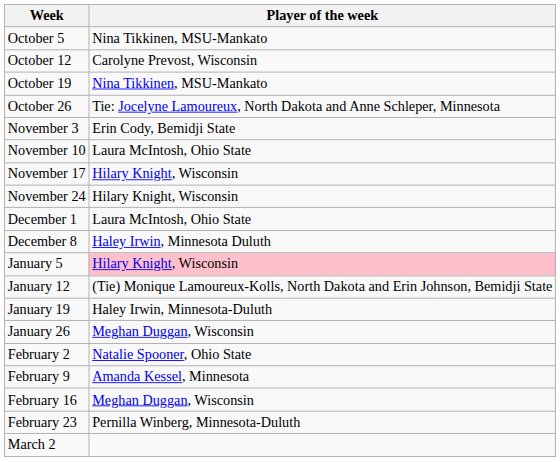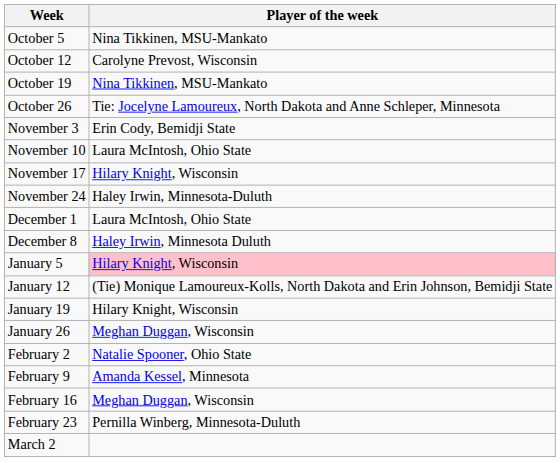(165, 196) Hilary Knight, Wisconsin -> (182, 196) Haley Irwin, Minnesota-Duluth
(182, 309) Haley Irwin, Minnesota-Duluth -> (165, 309) Hilary Knight, Wisconsin
